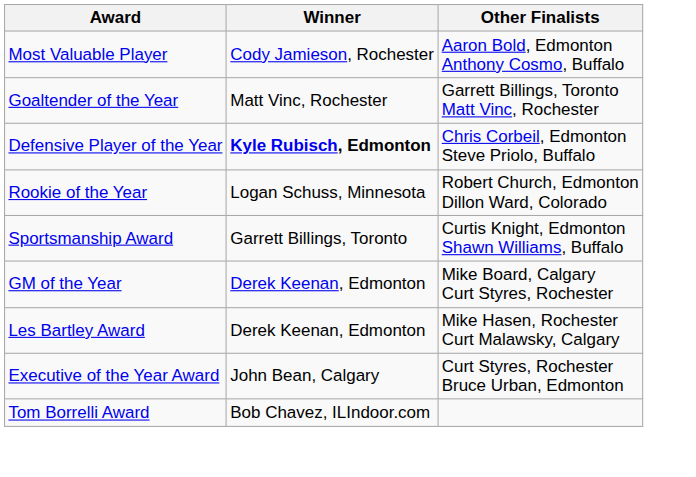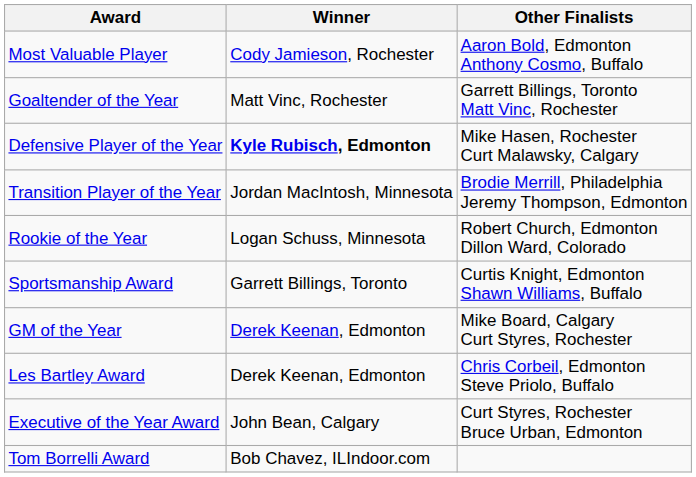(534, 146) Chris Corbeil, Edmonton Steve Priolo, Buffalo -> (549, 146) Mike Hasen, Rochester Curt Malawsky, Calgary
+ row: (115, 192)
(531, 330) Mike Hasen, Rochester Curt Malawsky, Calgary -> (553, 376) Chris Corbeil, Edmonton Steve Priolo, Buffalo
